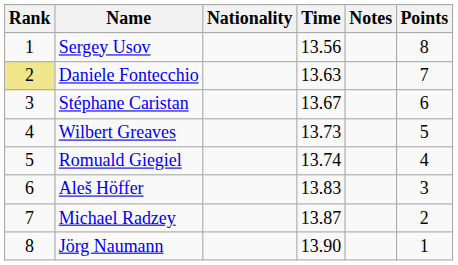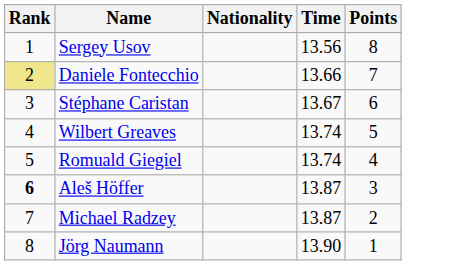- column: (371, 18)
(321, 75) 13.63 -> (321, 75) 13.66
(321, 132) 13.73 -> (321, 132) 13.74
(30, 189) normal -> (30, 189) bold
(321, 189) 13.83 -> (321, 189) 13.87
